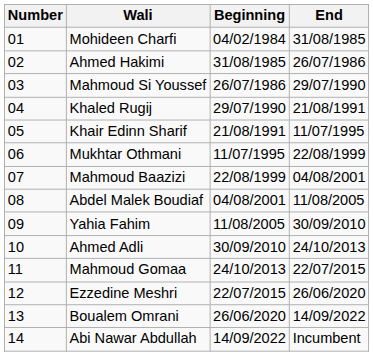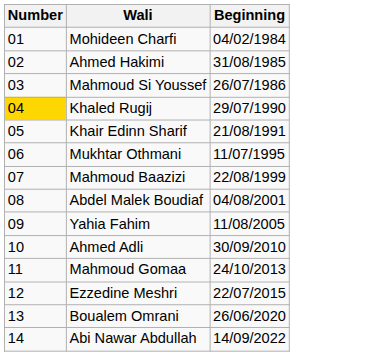- column: (329, 16)
(16, 108) no background -> (16, 108) gold background
